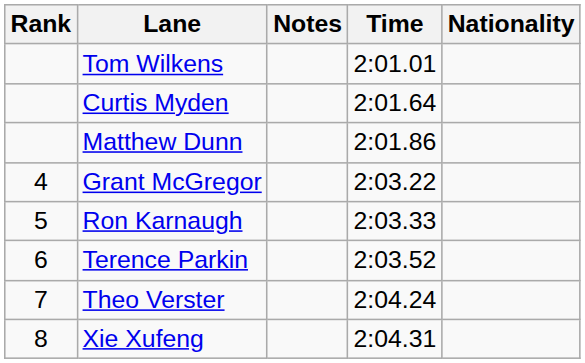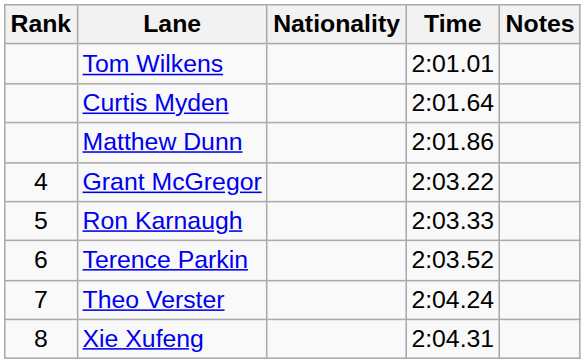columns swapped: (511, 24) <-> (308, 24)
